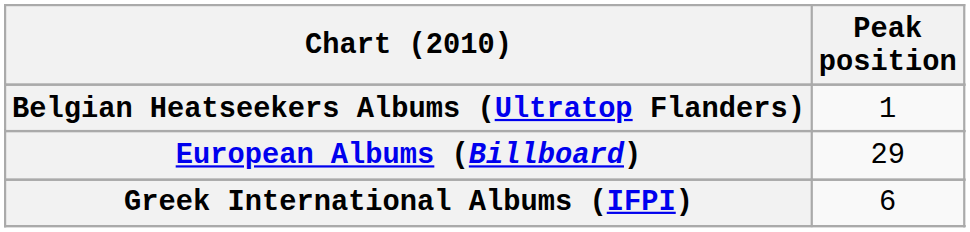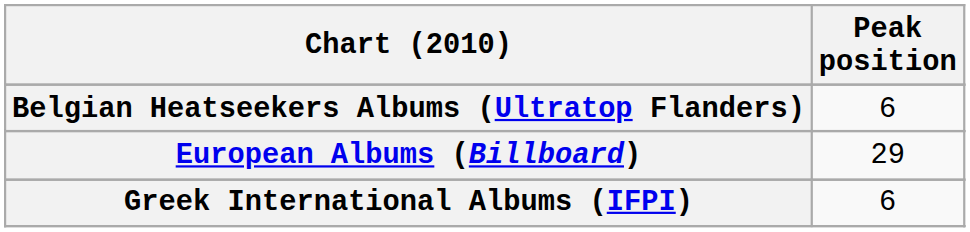(888, 108) 1 -> (888, 108) 6
